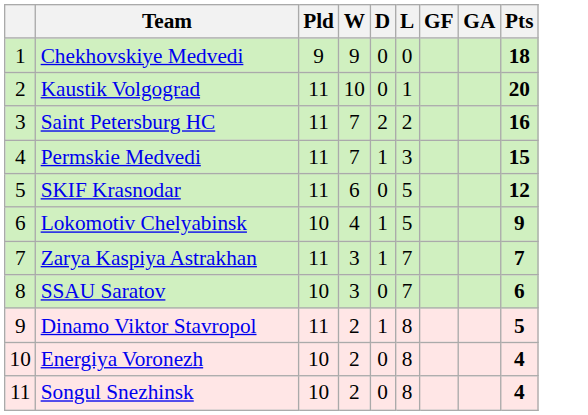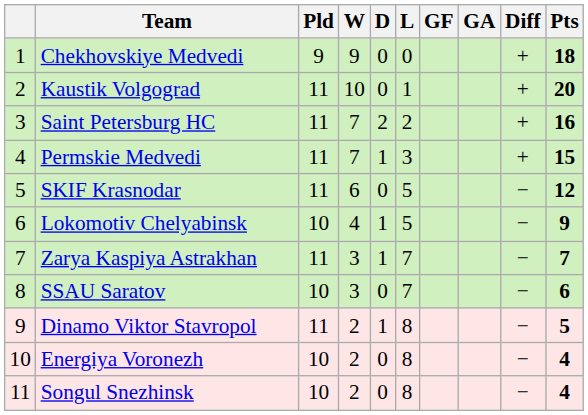+ column: (523, 21)
